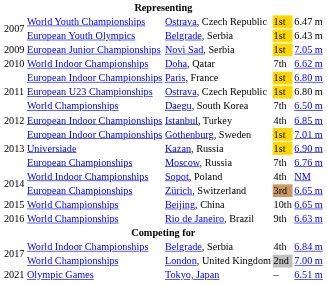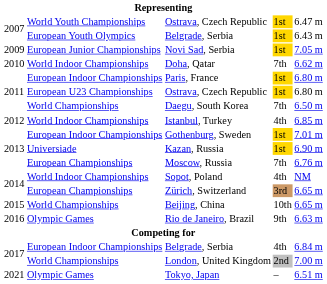(95, 120) European Indoor Championships -> (88, 120) World Indoor Championships
(73, 219) World Championships -> (60, 219) Olympic Games
(88, 247) World Indoor Championships -> (95, 247) European Indoor Championships
